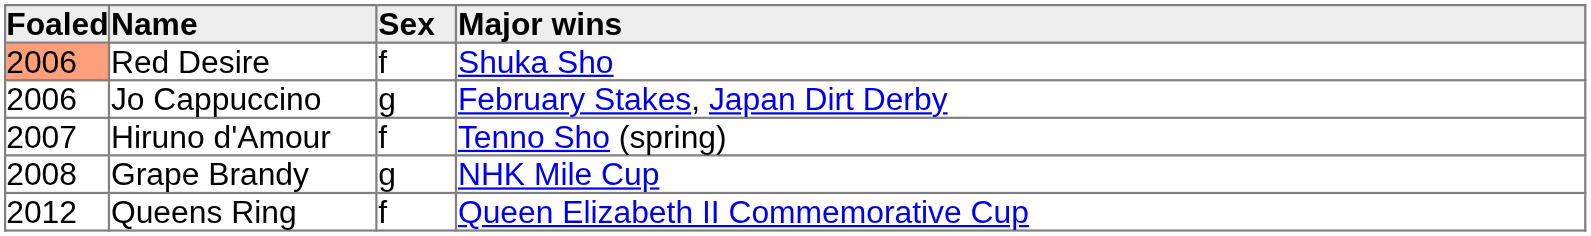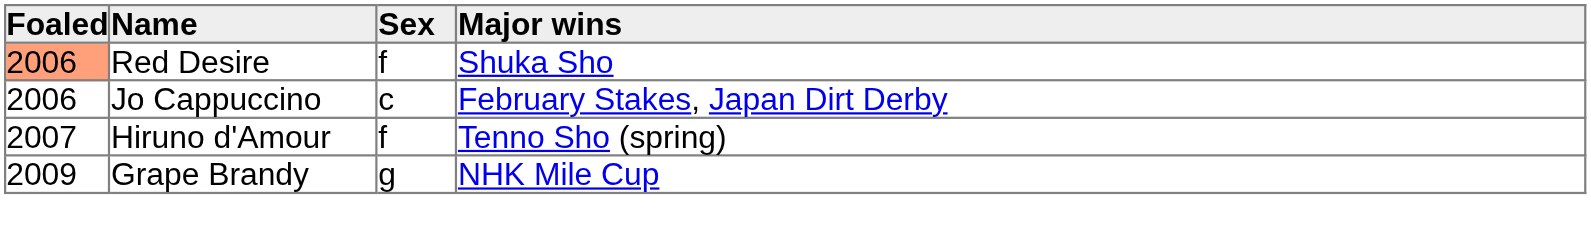(387, 99) g -> (386, 99) c
(42, 174) 2008 -> (42, 174) 2009
- row: (204, 212)
